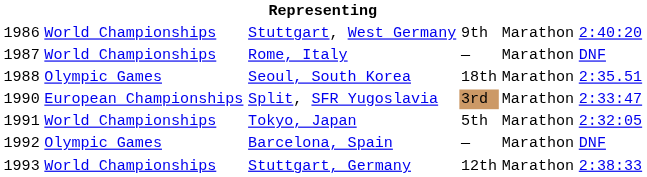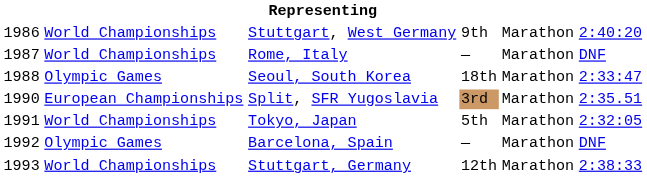(610, 77) 2:35.51 -> (610, 77) 2:33:47
(610, 99) 2:33:47 -> (610, 99) 2:35.51
